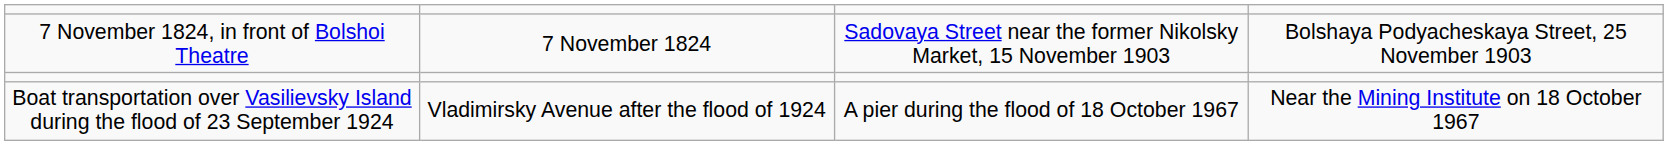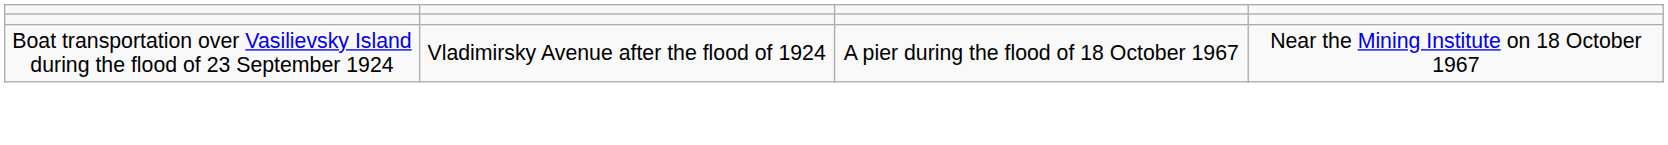- row: (212, 43)
